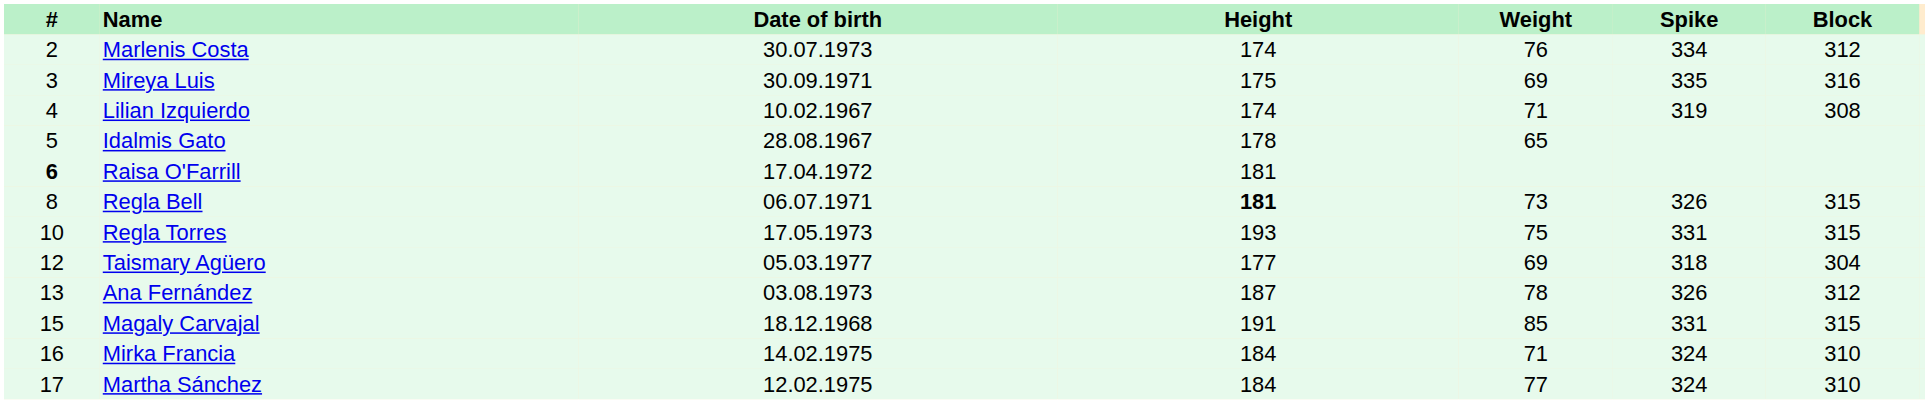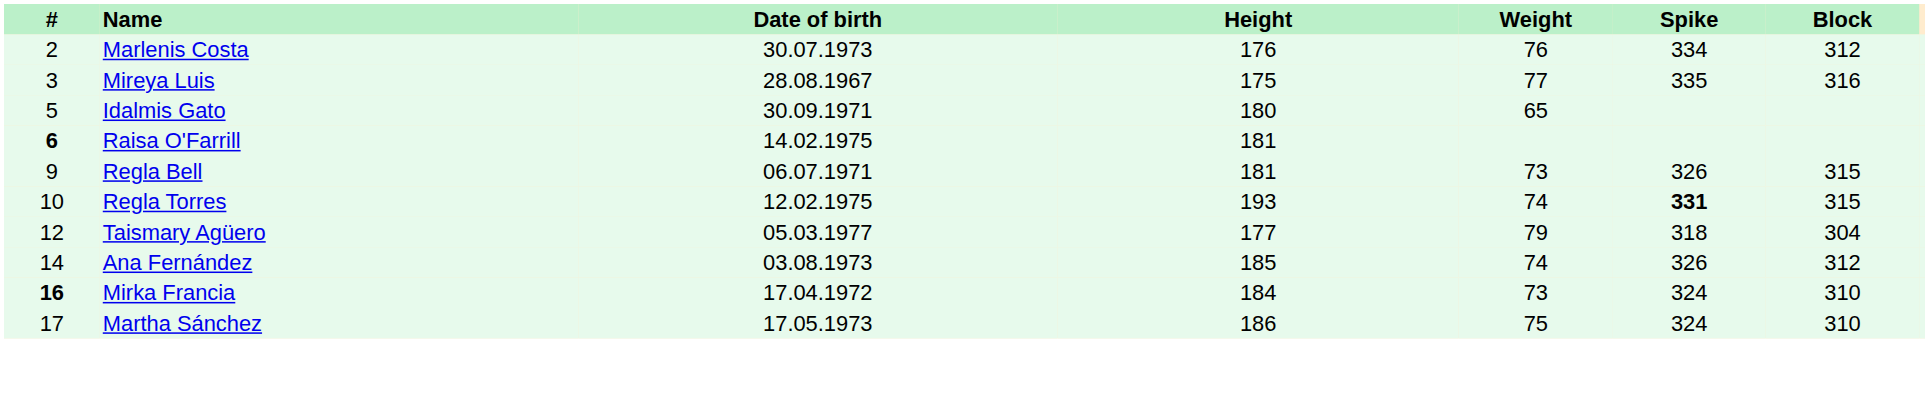(1258, 50) 174 -> (1258, 50) 176
(818, 80) 30.09.1971 -> (818, 80) 28.08.1967
(1536, 80) 69 -> (1536, 80) 77
- row: (176, 110)
(818, 141) 28.08.1967 -> (818, 110) 30.09.1971
(1258, 141) 178 -> (1258, 110) 180
(818, 171) 17.04.1972 -> (818, 141) 14.02.1975
(52, 202) 8 -> (52, 171) 9
(1258, 202) bold -> (1258, 171) normal
(818, 232) 17.05.1973 -> (818, 202) 12.02.1975
(1536, 232) 75 -> (1536, 202) 74
(1689, 232) normal -> (1689, 202) bold
(1536, 262) 69 -> (1536, 232) 79
(52, 293) 13 -> (52, 262) 14
(1258, 293) 187 -> (1258, 262) 185
(1536, 293) 78 -> (1536, 262) 74
- row: (181, 323)
(52, 354) normal -> (52, 293) bold
(818, 354) 14.02.1975 -> (818, 293) 17.04.1972
(1536, 354) 71 -> (1536, 293) 73
(818, 384) 12.02.1975 -> (818, 323) 17.05.1973
(1258, 384) 184 -> (1258, 323) 186
(1536, 384) 77 -> (1536, 323) 75
